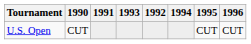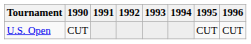columns swapped: (155, 13) <-> (129, 13)
